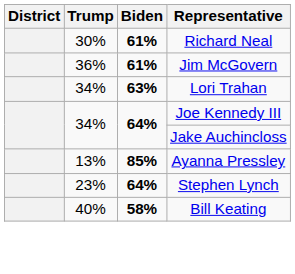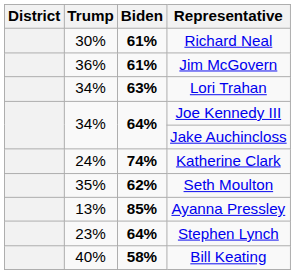+ row: (228, 161)
+ row: (228, 185)
